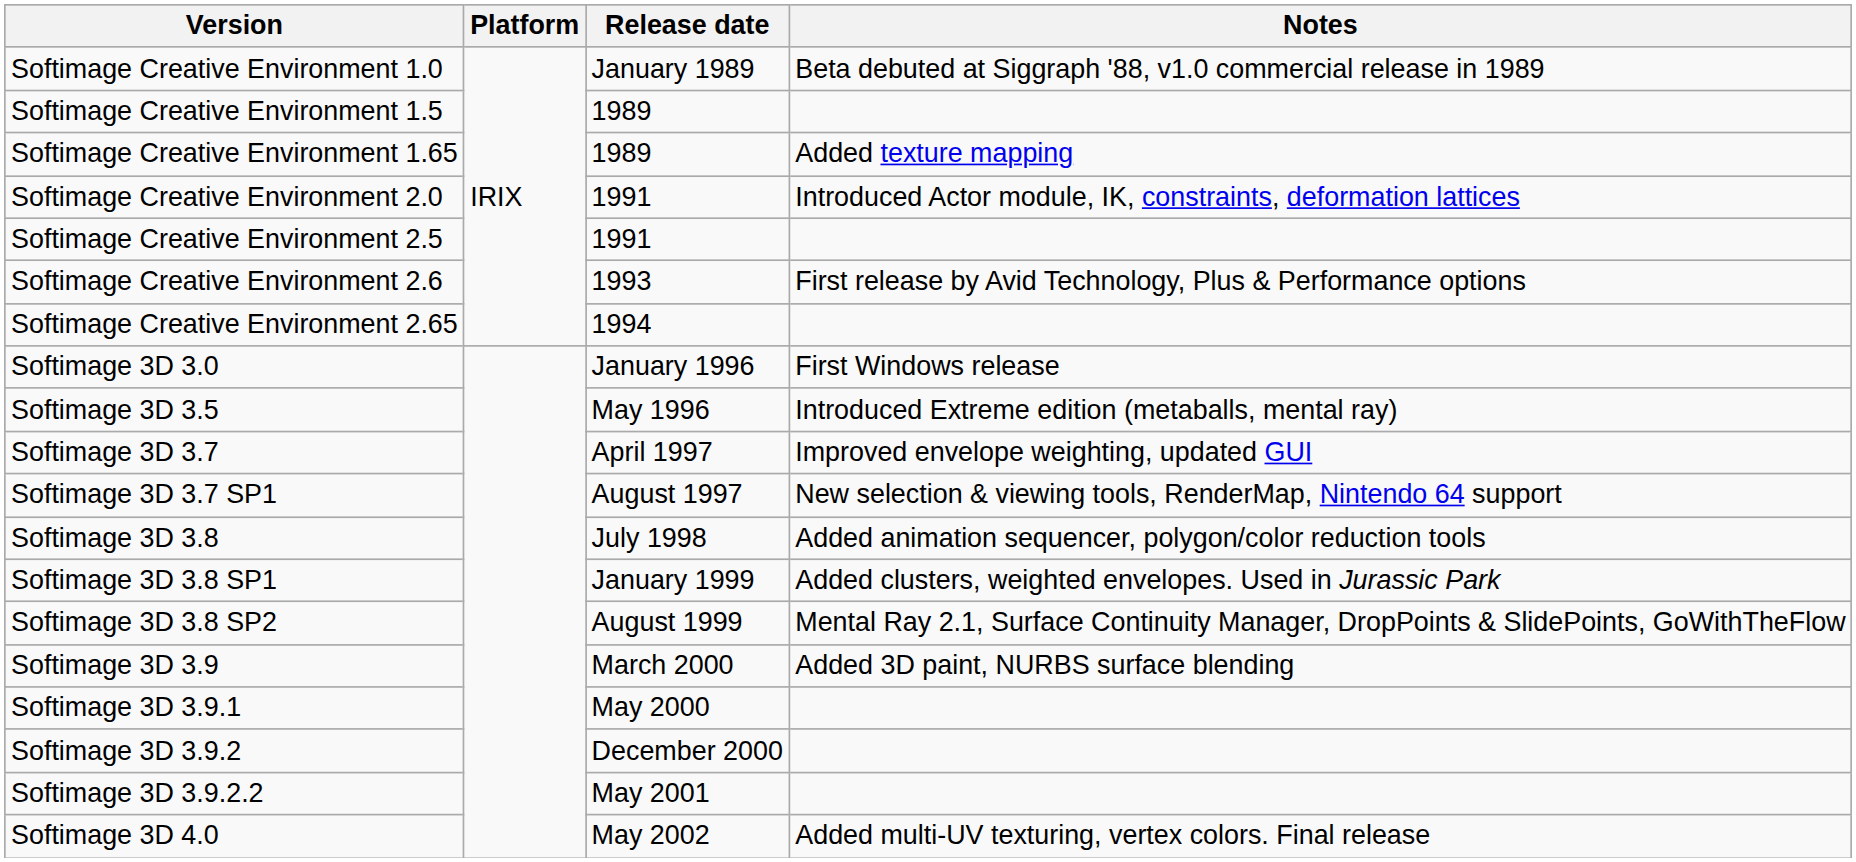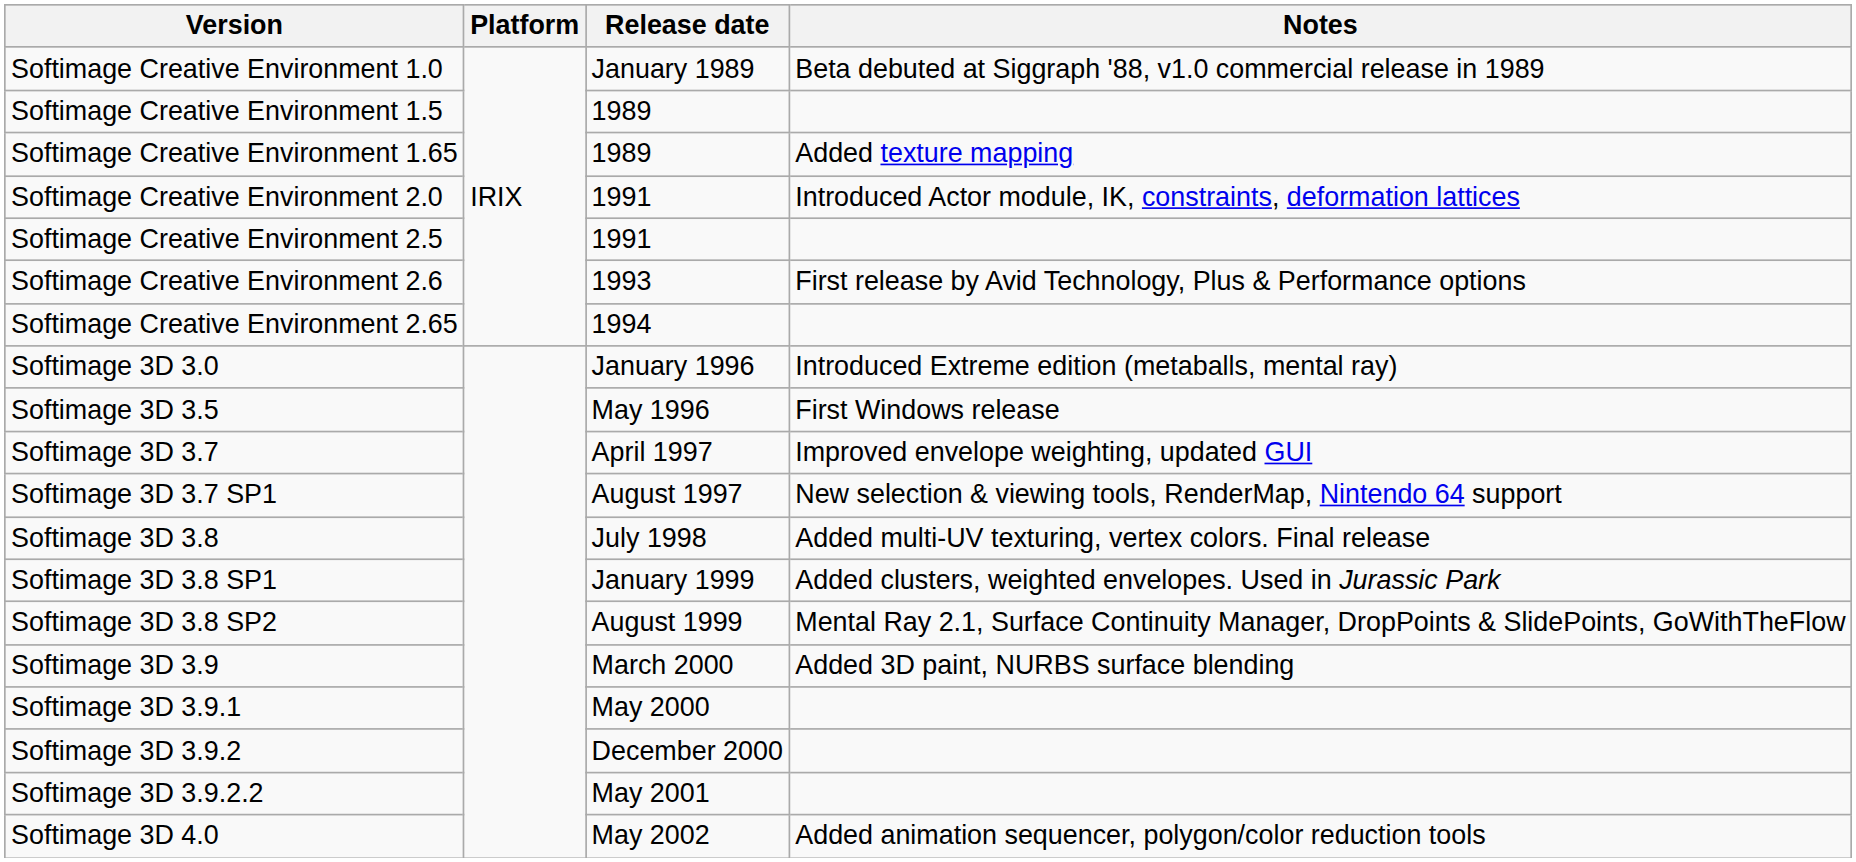(927, 366) First Windows release -> (1096, 366) Introduced Extreme edition (metaballs, mental ray)
(1096, 409) Introduced Extreme edition (metaballs, mental ray) -> (927, 409) First Windows release
(1140, 537) Added animation sequencer, polygon/color reduction tools -> (1113, 537) Added multi-UV texturing, vertex colors. Final release
(1113, 835) Added multi-UV texturing, vertex colors. Final release -> (1140, 835) Added animation sequencer, polygon/color reduction tools
